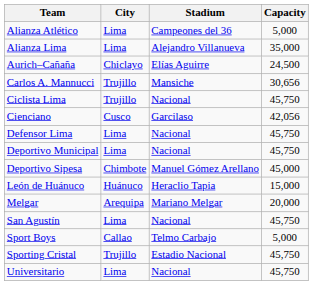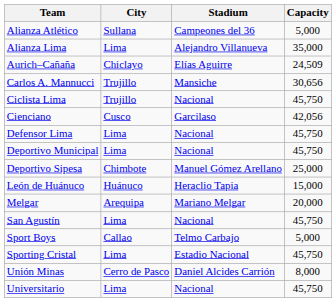(115, 30) Lima -> (120, 30) Sullana
(285, 64) 24,500 -> (308, 64) 24,509
(285, 168) 45,000 -> (308, 168) 25,000
(120, 254) Trujillo -> (115, 254) Lima
+ row: (35, 271)
